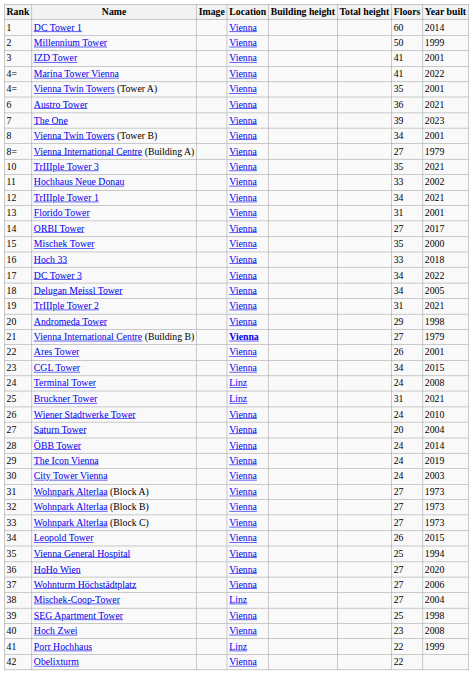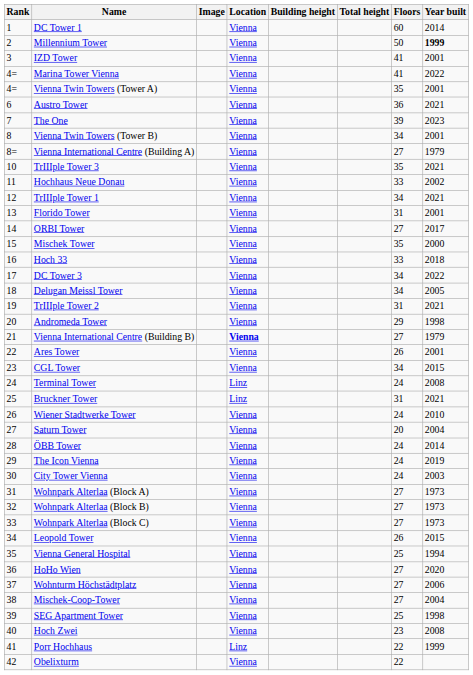(435, 43) normal -> (435, 43) bold
(238, 600) Linz -> (243, 600) Vienna
